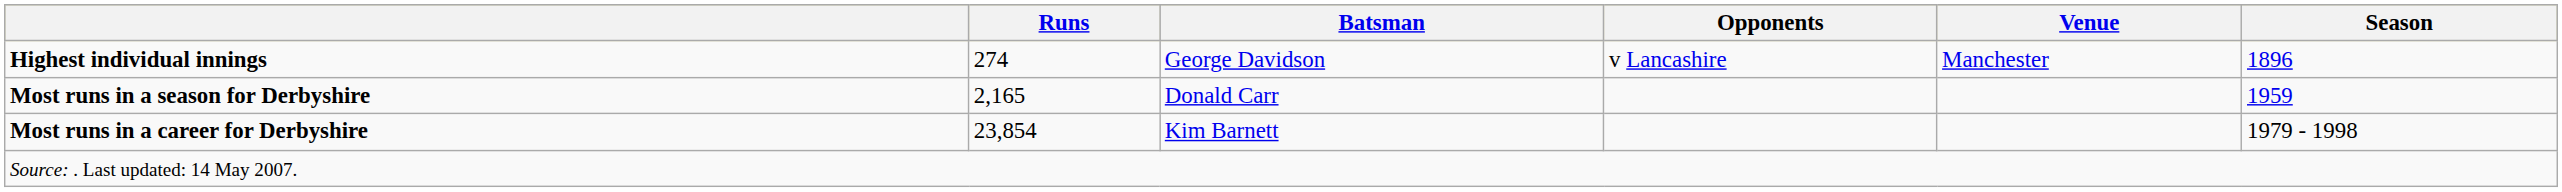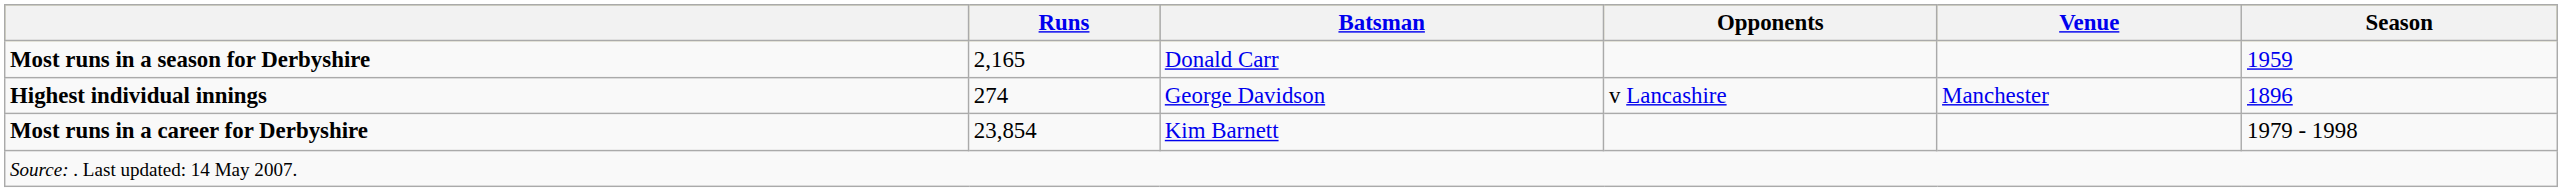rows swapped: (138, 58) <-> (190, 95)
